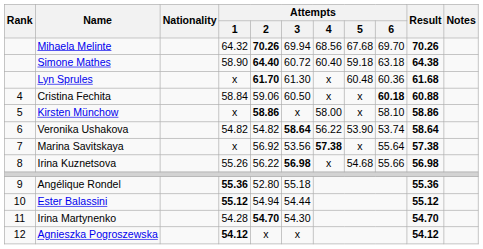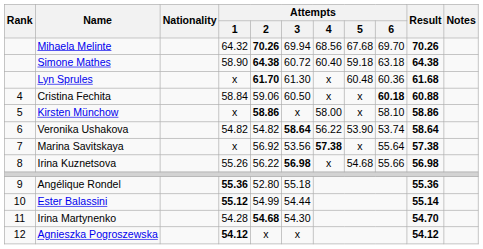(266, 63) 64.40 -> (266, 63) 64.38
(266, 201) 54.94 -> (266, 201) 54.99
(425, 201) 55.12 -> (425, 201) 55.14
(266, 218) 54.70 -> (266, 218) 54.68
